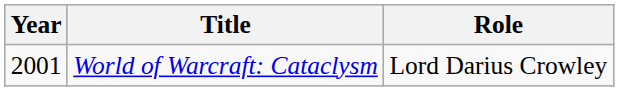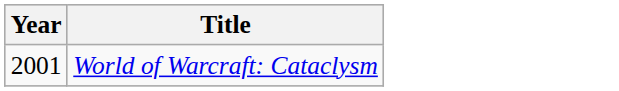- column: (498, 24)
